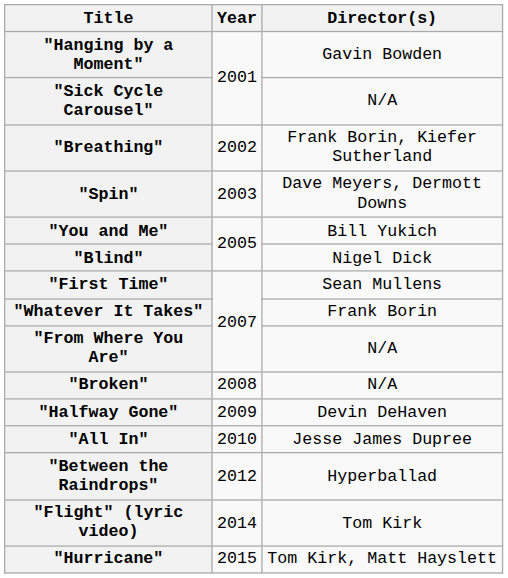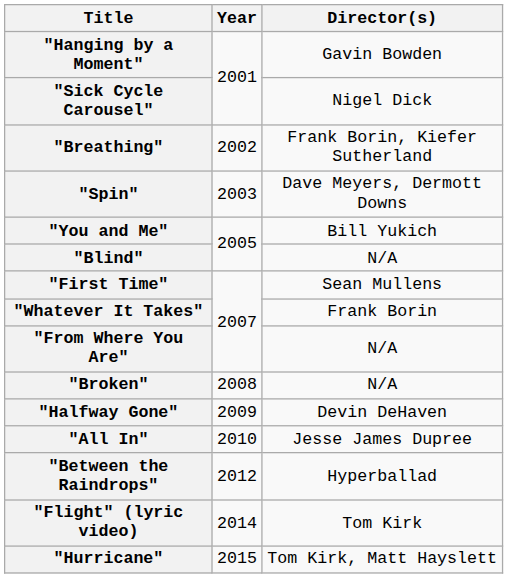(382, 101) N/A -> (382, 101) Nigel Dick
(382, 258) Nigel Dick -> (382, 258) N/A
